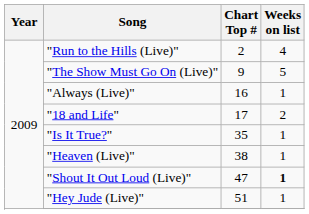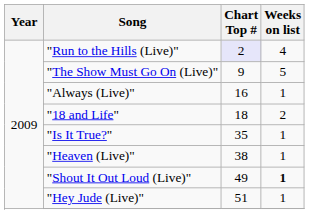(241, 51) no background -> (241, 51) lavender background
(241, 114) 17 -> (241, 114) 18
(241, 177) 47 -> (241, 177) 49
